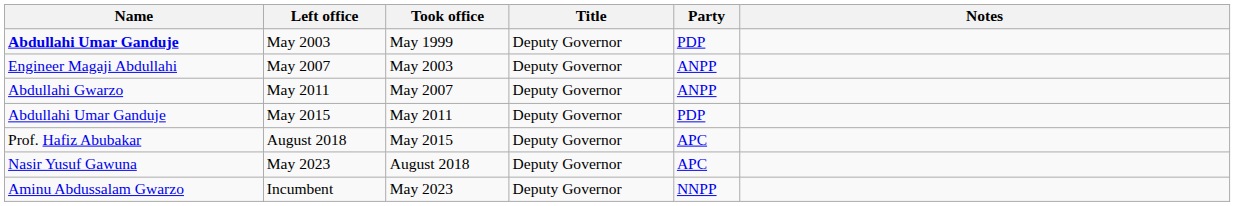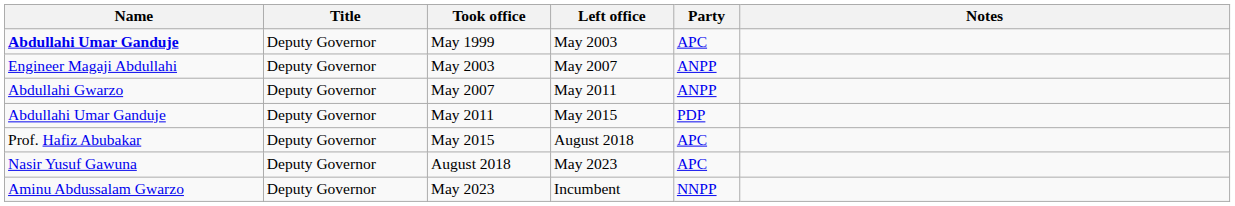columns swapped: (591, 16) <-> (325, 16)
(691, 41) PDP -> (692, 41) APC
